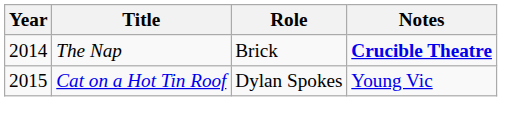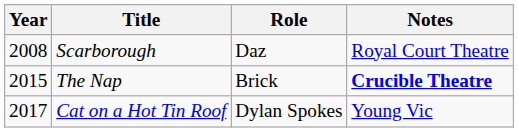+ row: (106, 50)
(28, 50) 2014 -> (28, 80) 2015
(28, 80) 2015 -> (28, 111) 2017
